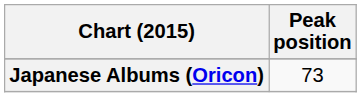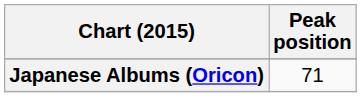(312, 75) 73 -> (312, 75) 71
